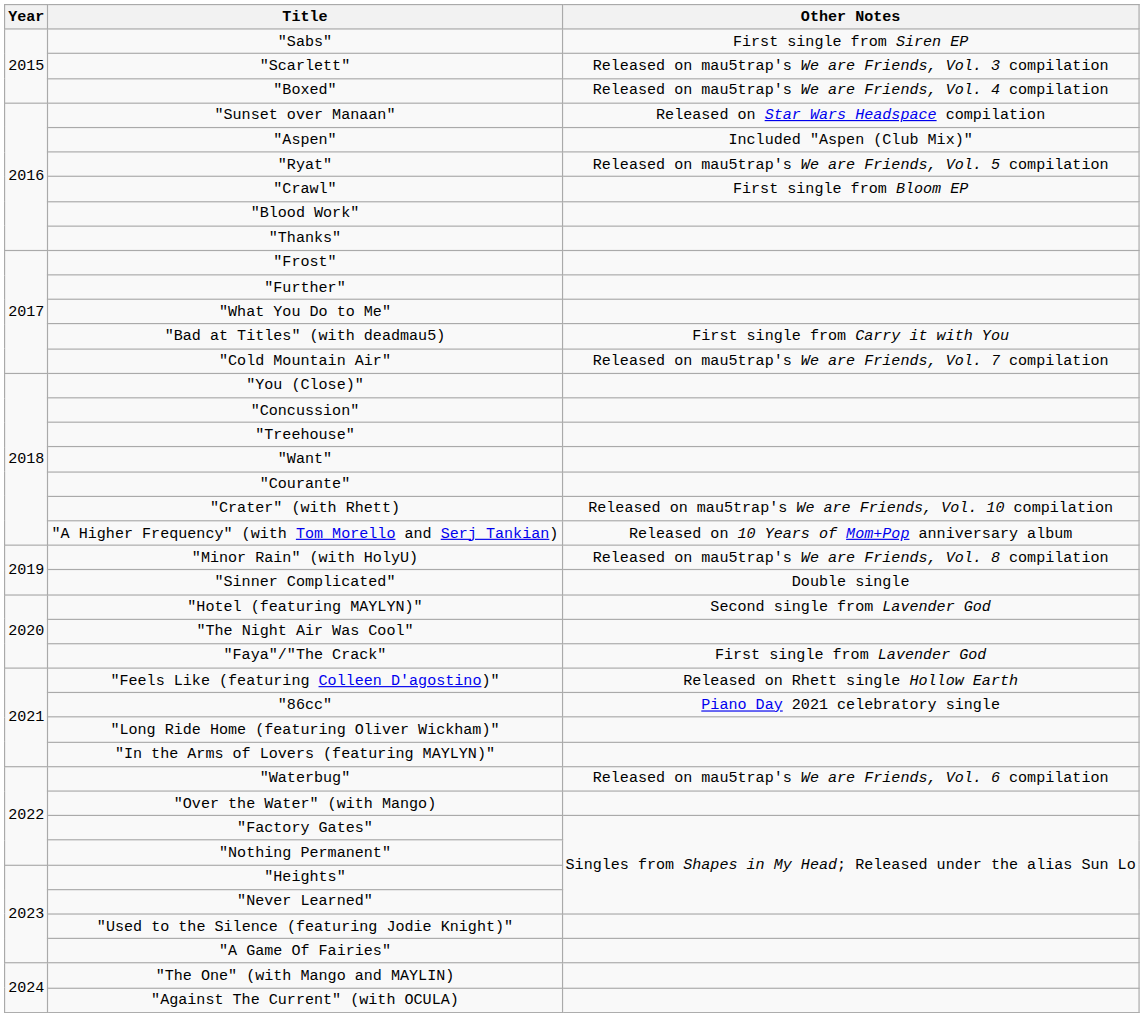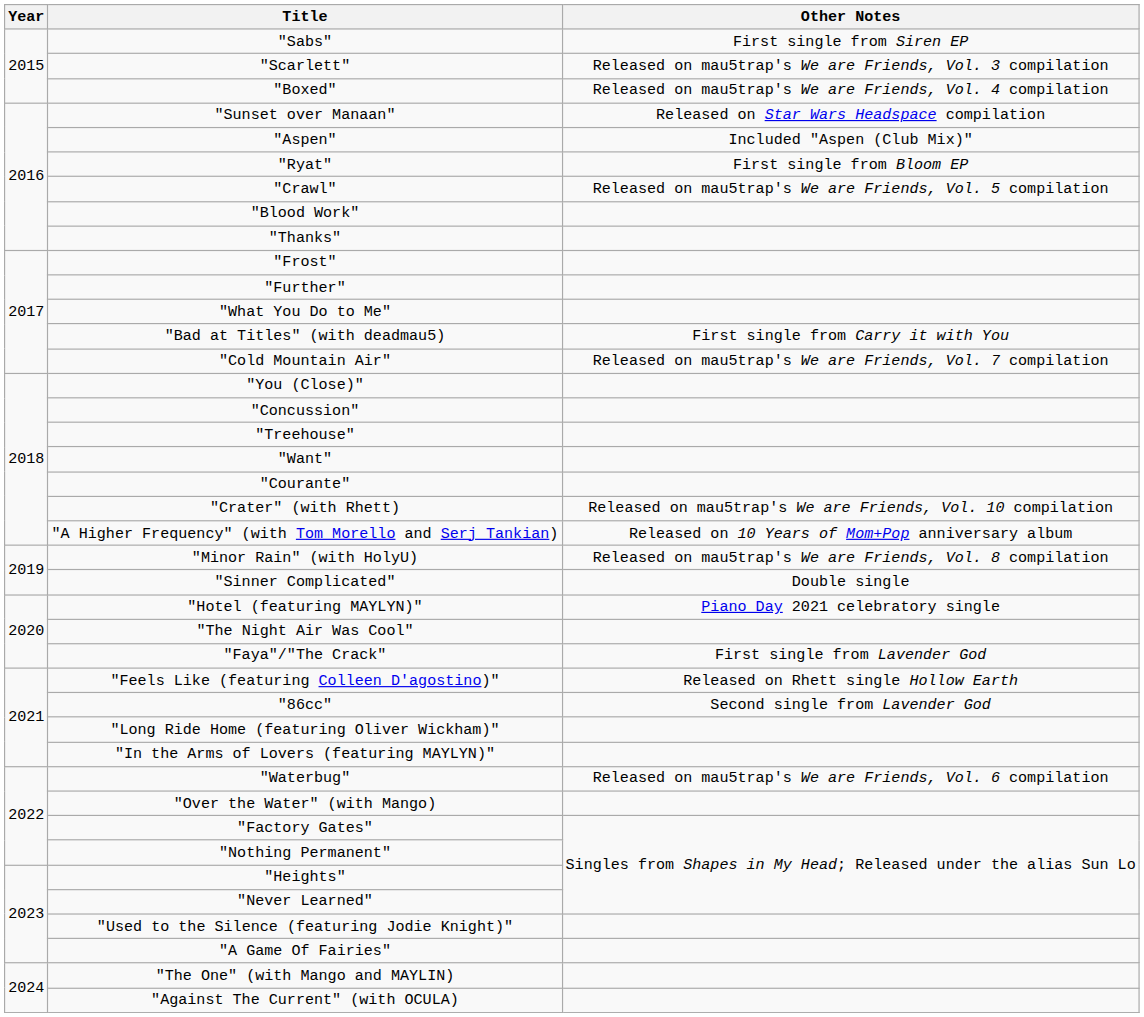(851, 164) Released on mau5trap's We are Friends, Vol. 5 compilation -> (851, 164) First single from Bloom EP
(851, 189) First single from Bloom EP -> (851, 189) Released on mau5trap's We are Friends, Vol. 5 compilation
(851, 607) Second single from Lavender God -> (851, 607) Piano Day 2021 celebratory single
(851, 705) Piano Day 2021 celebratory single -> (851, 705) Second single from Lavender God
